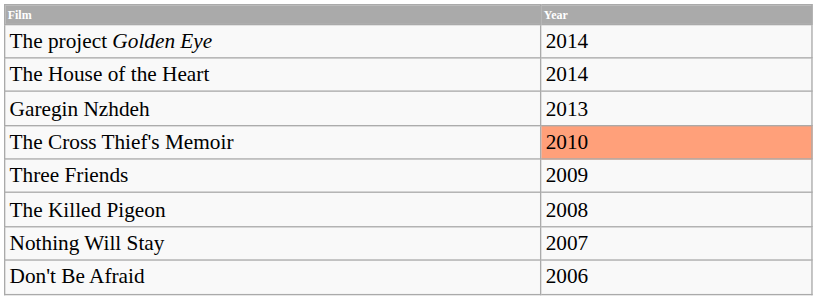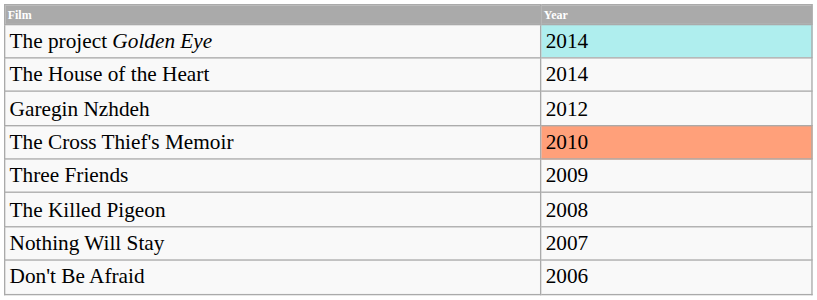(567, 40) no background -> (567, 40) paleturquoise background
(567, 108) 2013 -> (567, 108) 2012
